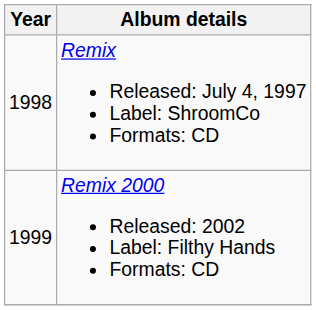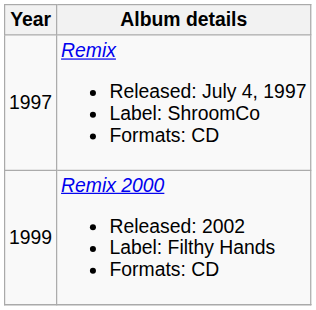(31, 102) 1998 -> (31, 102) 1997
